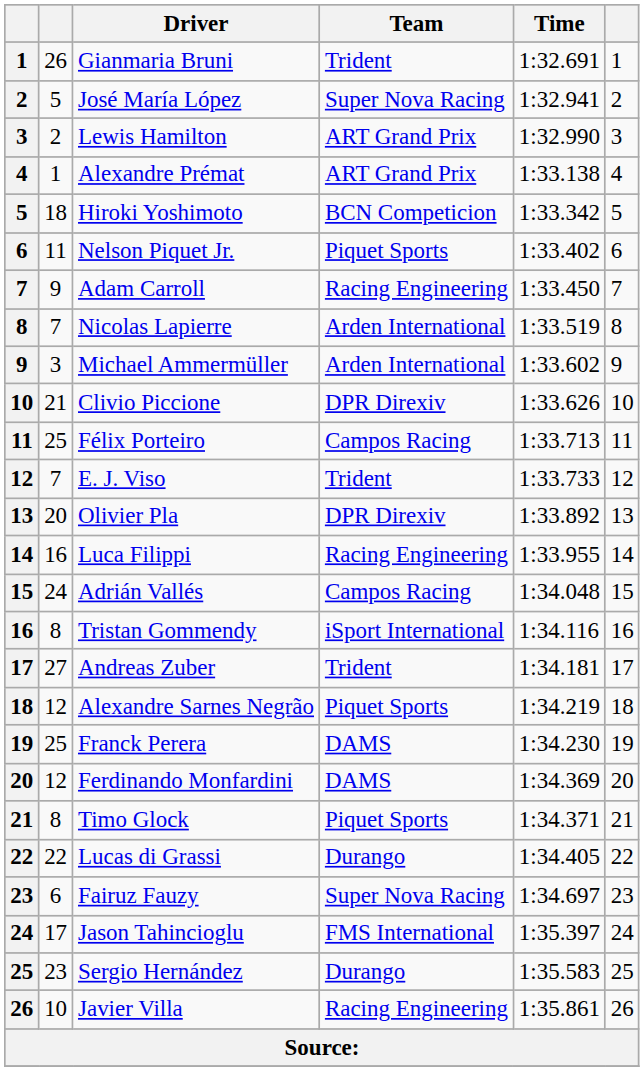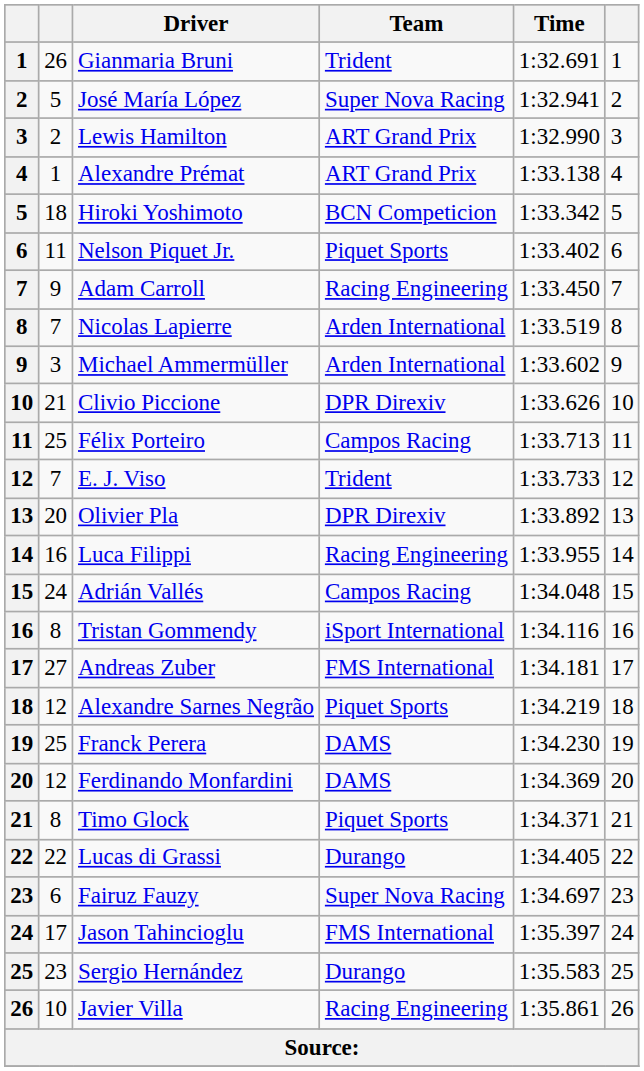(358, 667) Trident -> (409, 667) FMS International
